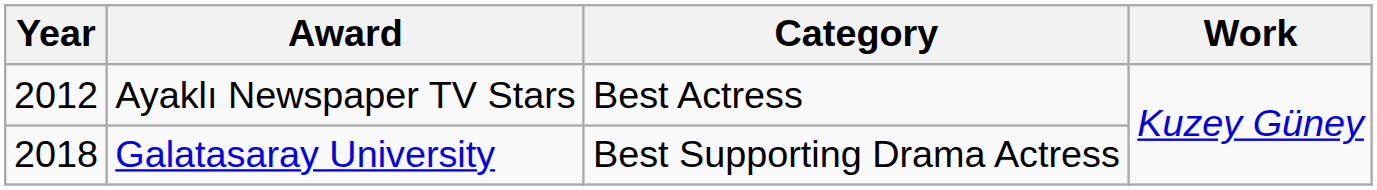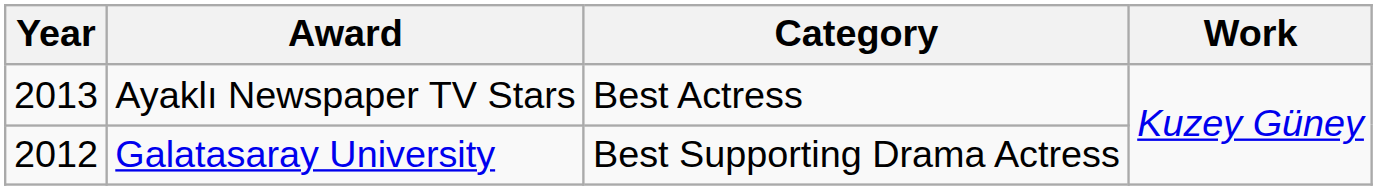(56, 94) 2012 -> (56, 94) 2013
(56, 154) 2018 -> (56, 154) 2012
